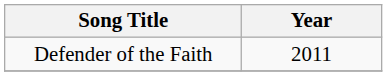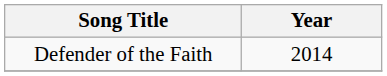(312, 53) 2011 -> (312, 53) 2014
